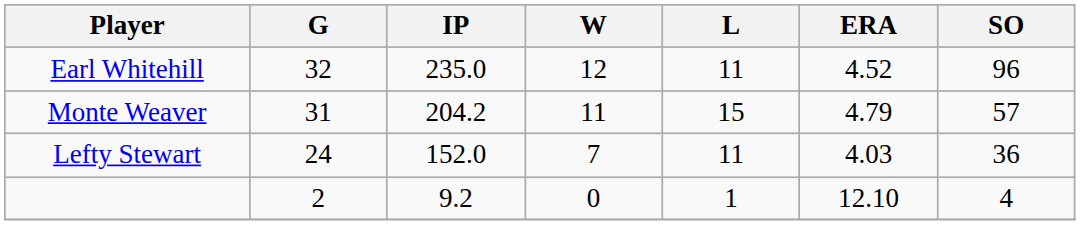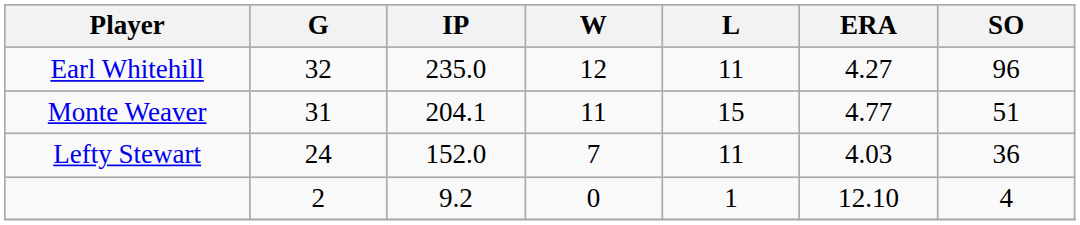(869, 68) 4.52 -> (869, 68) 4.27
(456, 111) 204.2 -> (456, 111) 204.1
(869, 111) 4.79 -> (869, 111) 4.77
(1006, 111) 57 -> (1006, 111) 51
